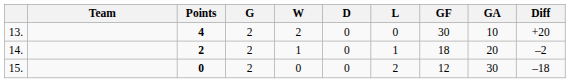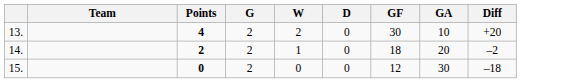- column: (395, 13)
